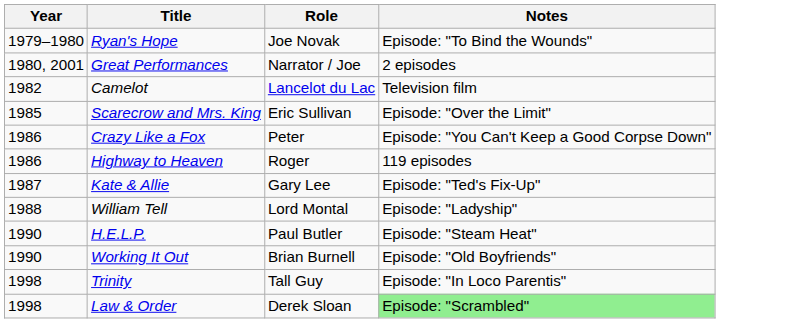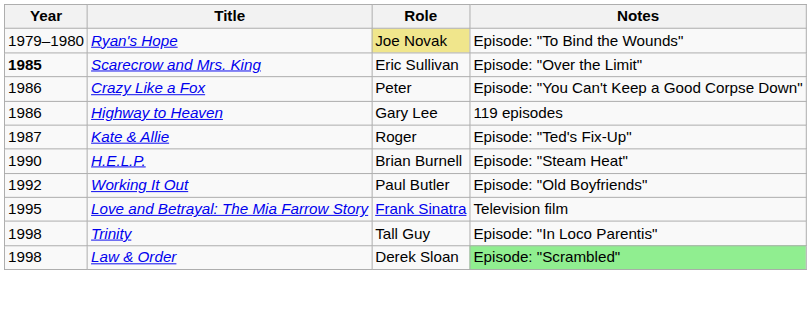(304, 40) no background -> (411, 40) khaki background
- row: (160, 64)
- row: (119, 88)
(25, 112) normal -> (25, 64) bold
(289, 161) Roger -> (406, 112) Gary Lee
(299, 185) Gary Lee -> (396, 137) Roger
- row: (129, 209)
(305, 233) Paul Butler -> (419, 161) Brian Burnell
(25, 257) 1990 -> (25, 185) 1992
(311, 257) Brian Burnell -> (412, 185) Paul Butler
+ row: (230, 209)
